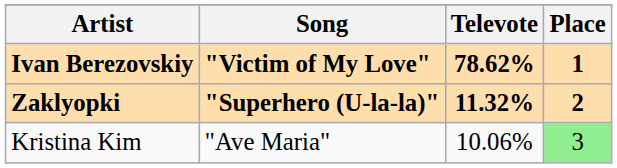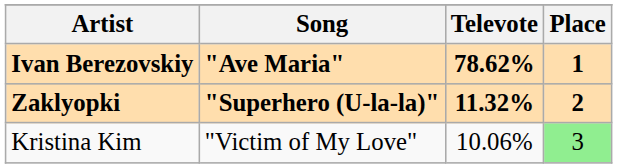(318, 63) "Victim of My Love" -> (275, 63) "Ave Maria"
(267, 142) "Ave Maria" -> (311, 142) "Victim of My Love"
